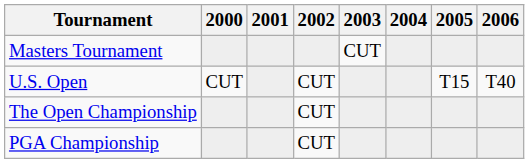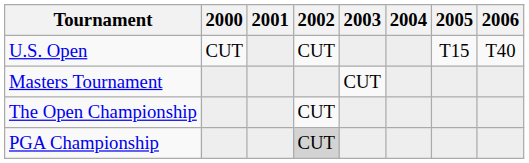rows swapped: (86, 50) <-> (48, 81)
(316, 143) no background -> (316, 143) lightgrey background
